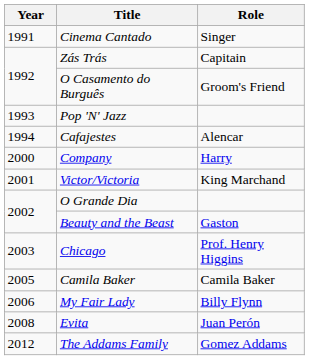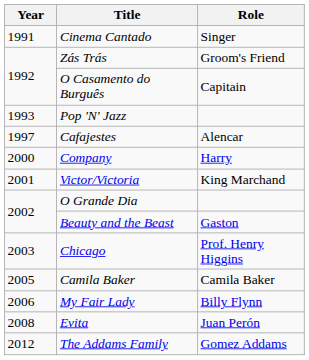(223, 57) Capitain -> (243, 57) Groom's Friend
(243, 86) Groom's Friend -> (223, 86) Capitain
(21, 136) 1994 -> (21, 136) 1997
